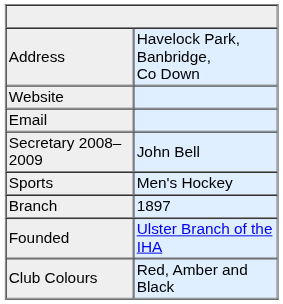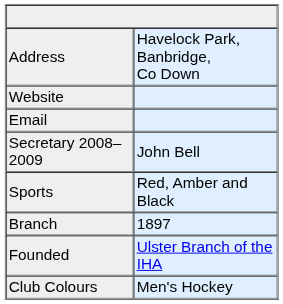(185, 183) Men's Hockey -> (192, 192) Red, Amber and Black
(192, 278) Red, Amber and Black -> (185, 287) Men's Hockey
